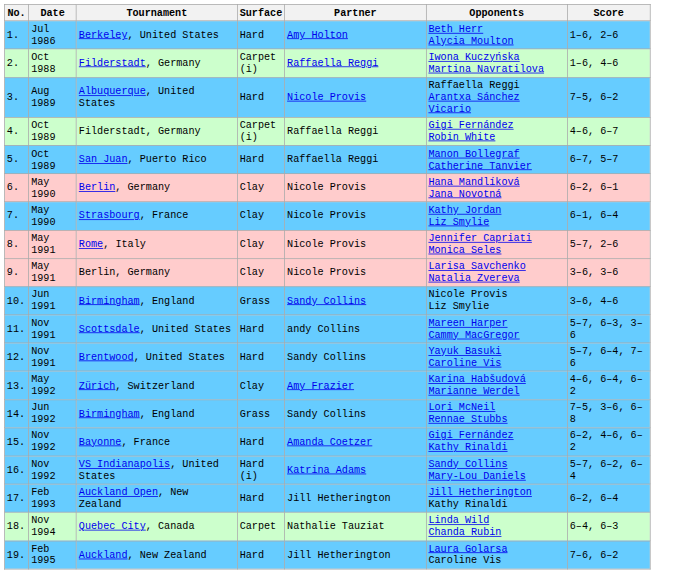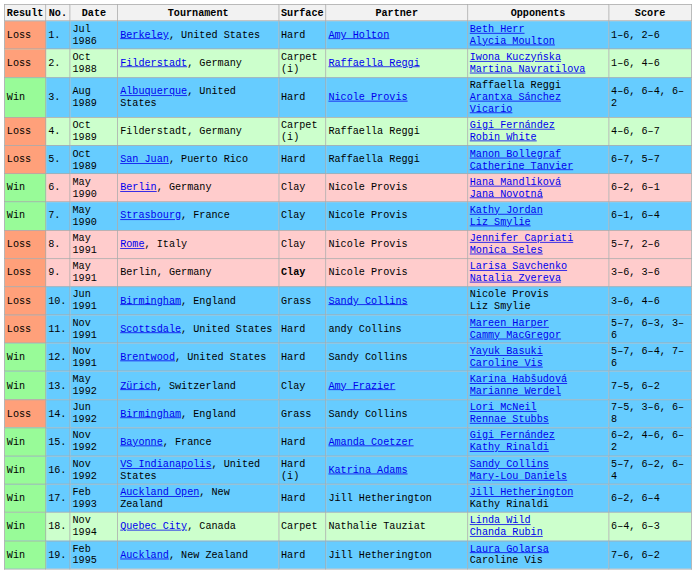+ column: (25, 13)
(594, 97) 7–5, 6–2 -> (648, 97) 4–6, 6–4, 6–2
(252, 273) normal -> (293, 273) bold
(606, 385) 4–6, 6–4, 6–2 -> (635, 385) 7–5, 6–2
